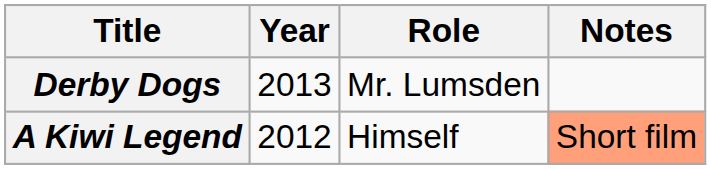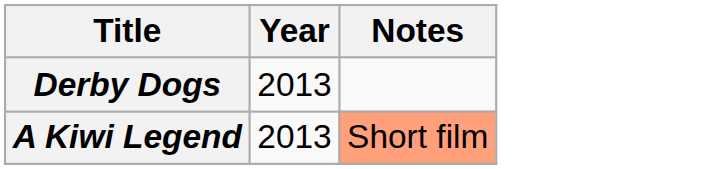- column: (444, 31)
(295, 137) 2012 -> (295, 137) 2013
